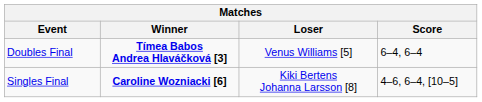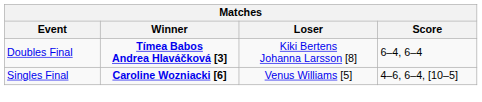(308, 53) Venus Williams [5] -> (308, 53) Kiki Bertens Johanna Larsson [8]
(308, 82) Kiki Bertens Johanna Larsson [8] -> (308, 76) Venus Williams [5]
